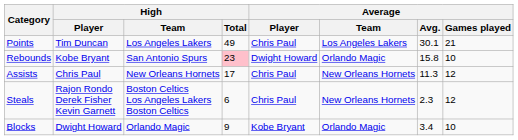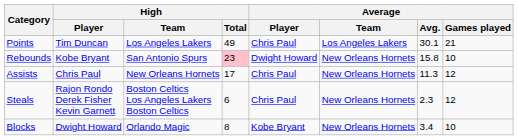(354, 58) Orlando Magic -> (368, 58) New Orleans Hornets
(227, 127) 9 -> (227, 127) 8
(354, 127) Orlando Magic -> (368, 127) New Orleans Hornets
